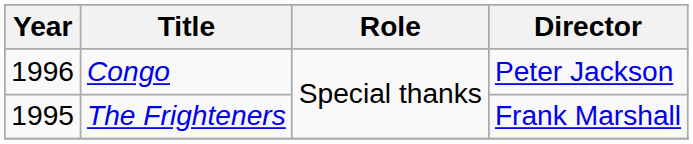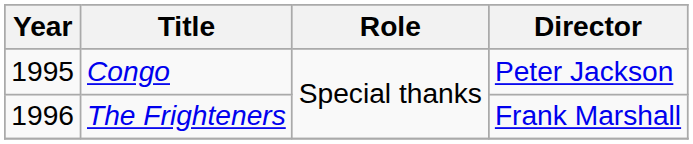(43, 71) 1996 -> (43, 71) 1995
(43, 116) 1995 -> (43, 116) 1996
